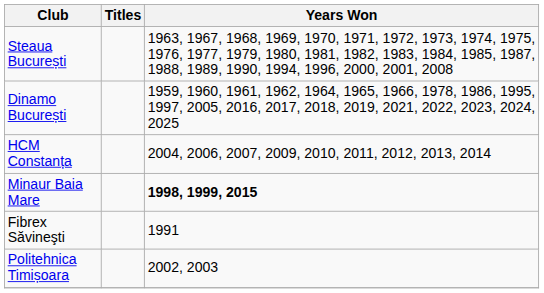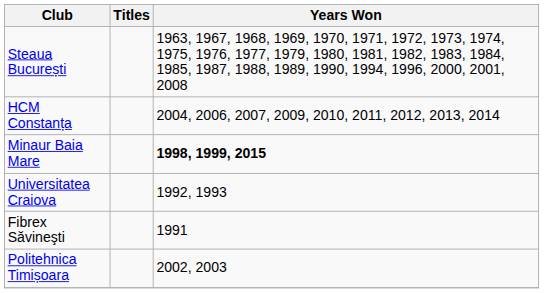- row: (37, 107)
+ row: (49, 192)
